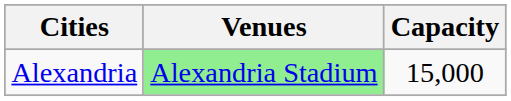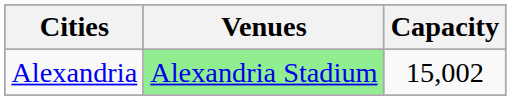(445, 71) 15,000 -> (445, 71) 15,002
